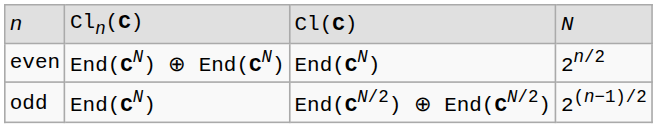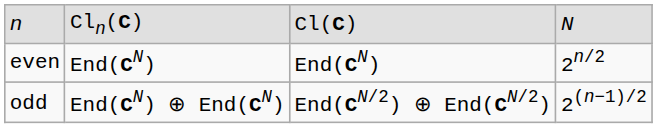(177, 63) End(CN) ⊕ End(CN) -> (113, 63) End(CN)
(113, 102) End(CN) -> (177, 102) End(CN) ⊕ End(CN)
